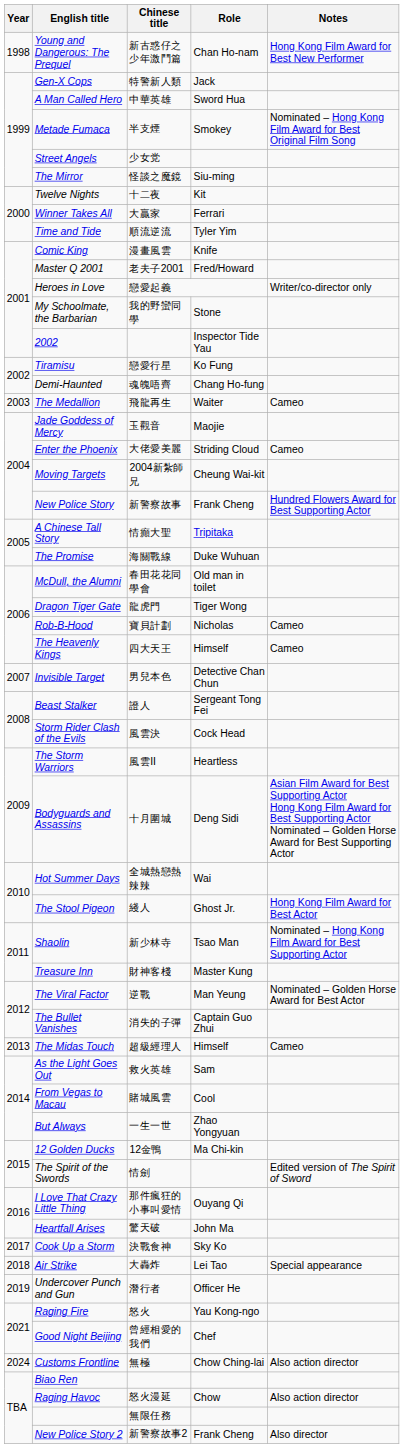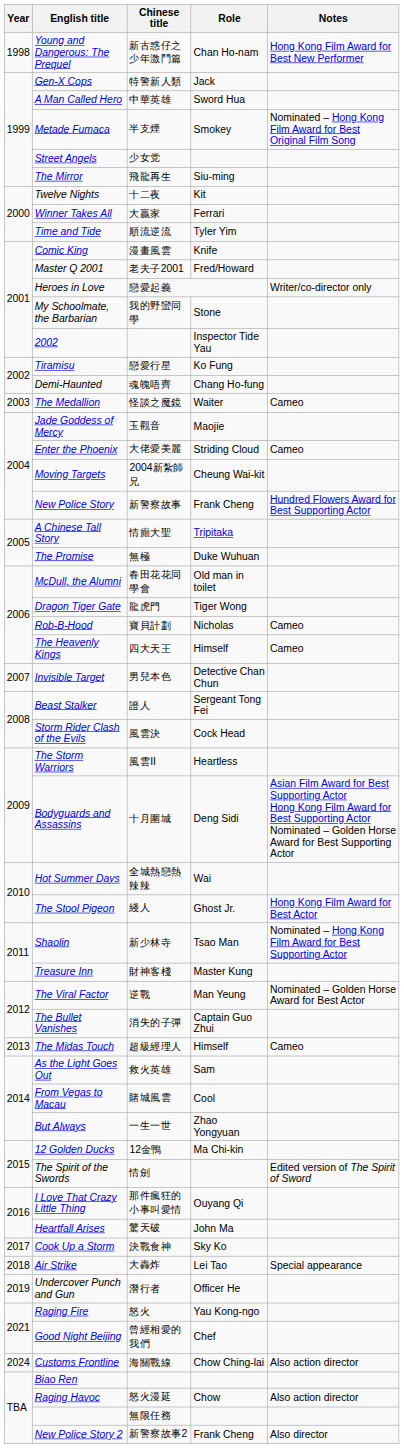(155, 176) 怪談之魔鏡 -> (150, 176) 飛龍再生
(150, 402) 飛龍再生 -> (155, 402) 怪談之魔鏡
(150, 556) 海關戰線 -> (140, 556) 無極
(140, 1362) 無極 -> (150, 1362) 海關戰線
